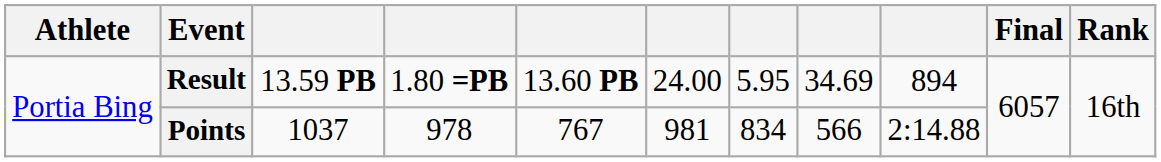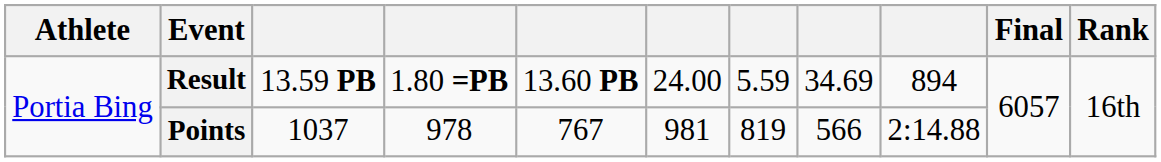(763, 80) 5.95 -> (763, 80) 5.59
(763, 131) 834 -> (763, 131) 819
